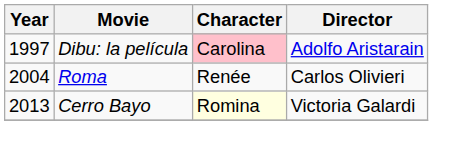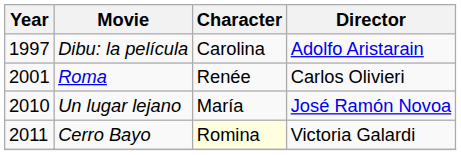(231, 48) pink background -> (231, 48) no background
(29, 77) 2004 -> (29, 77) 2001
+ row: (120, 106)
(29, 106) 2013 -> (29, 135) 2011
